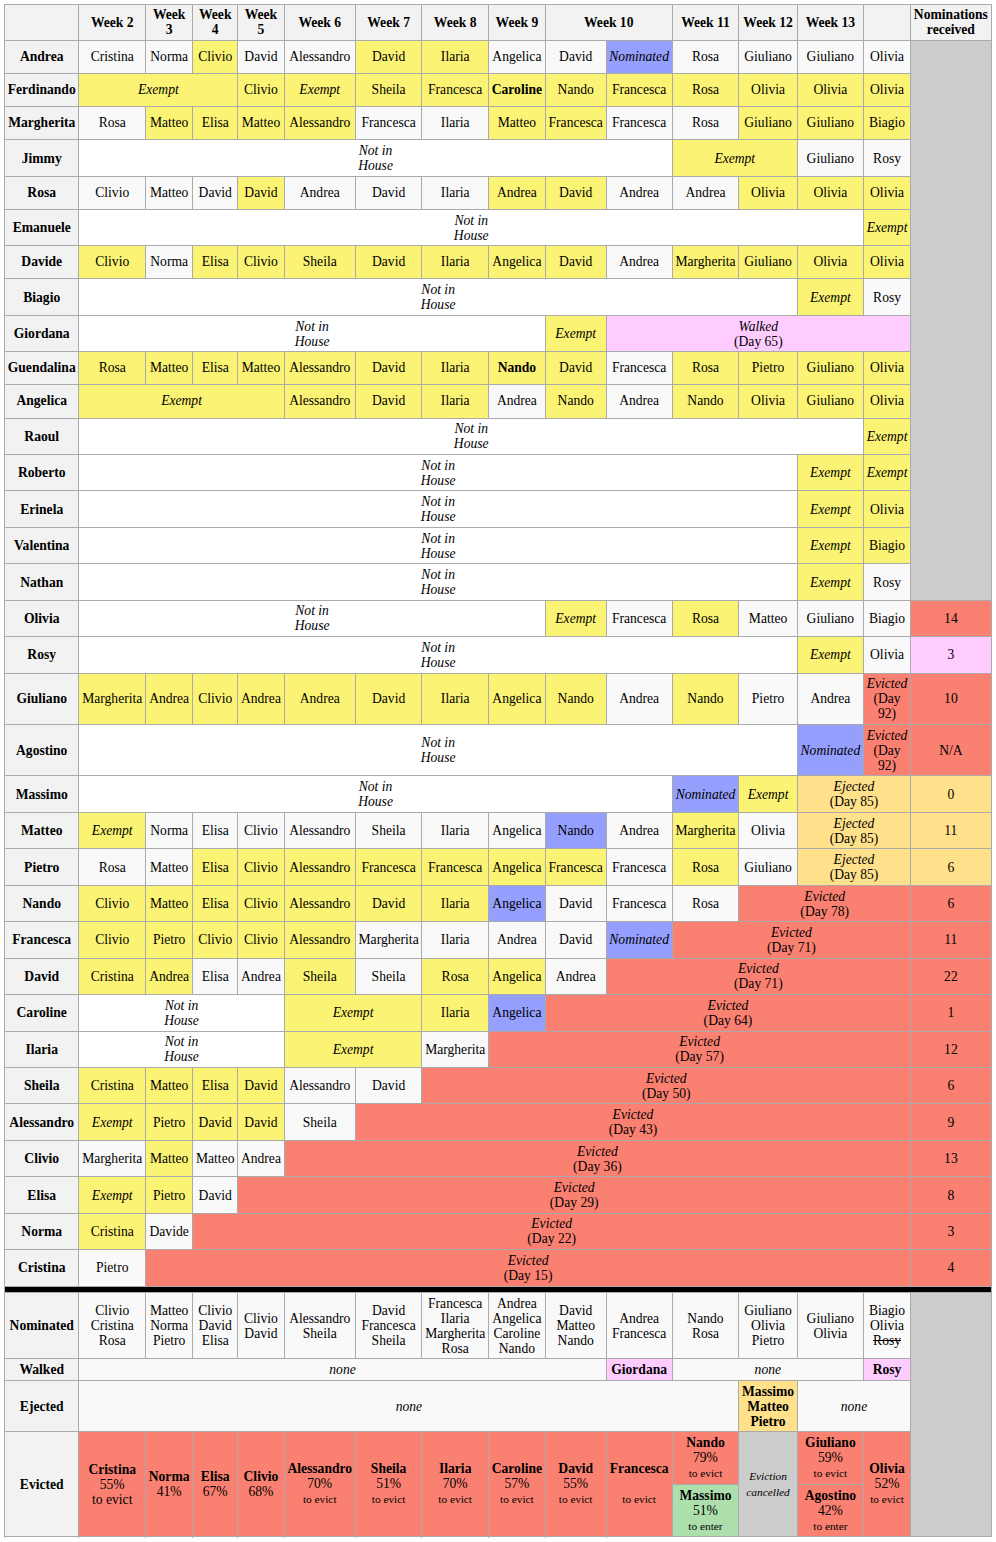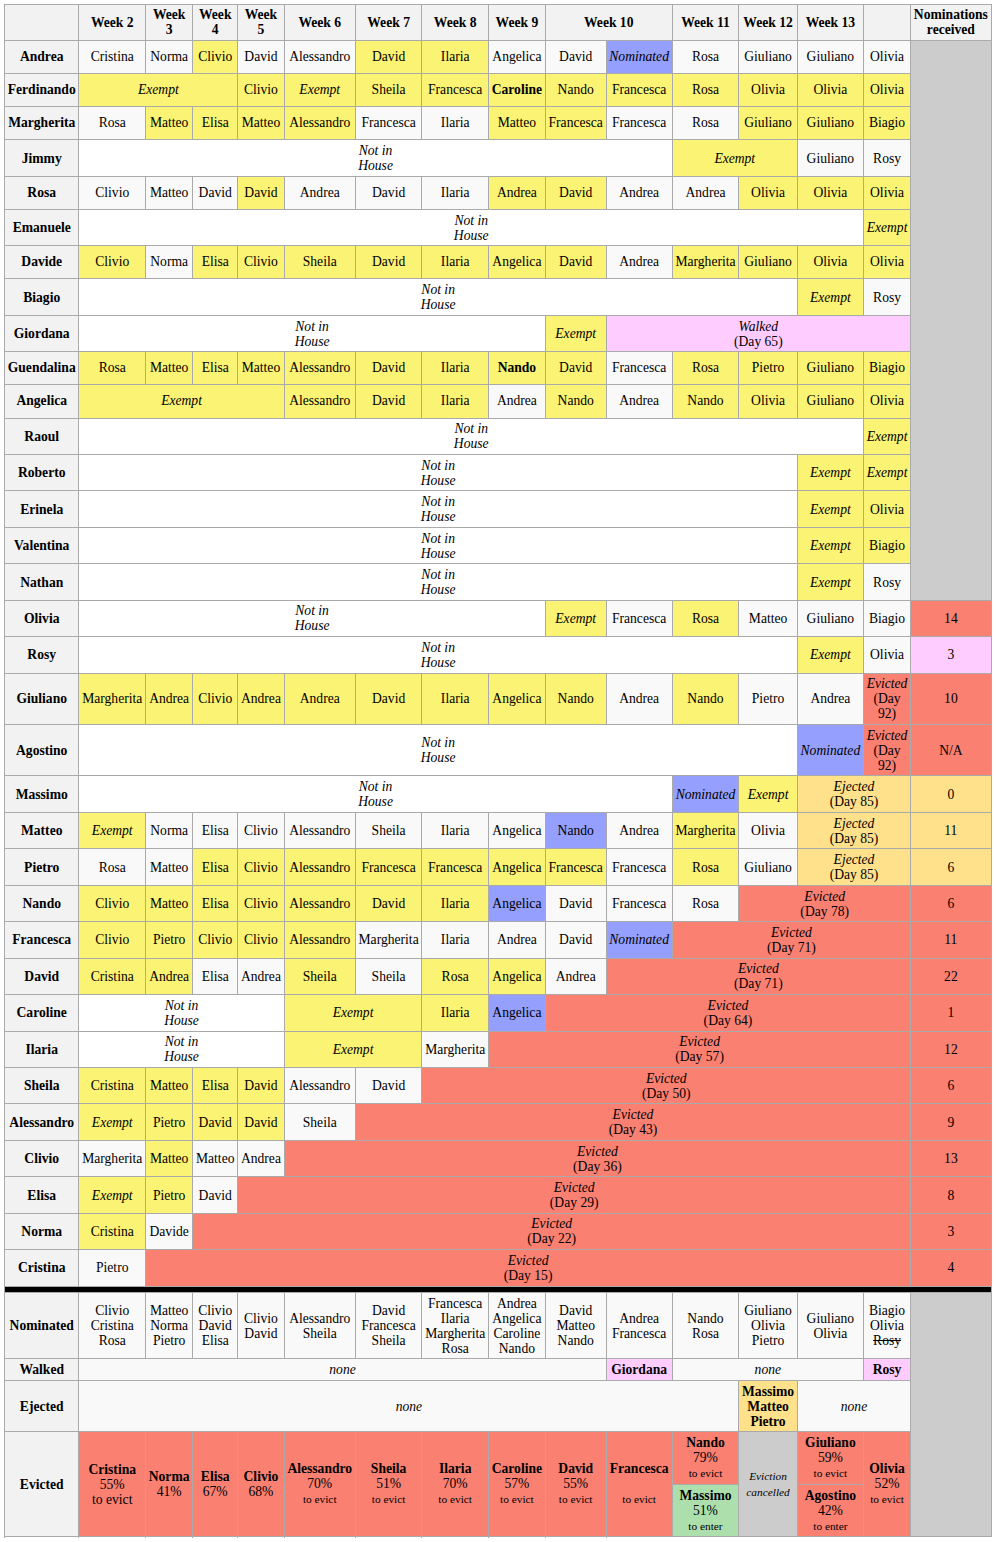(887, 368) Olivia -> (887, 368) Biagio
